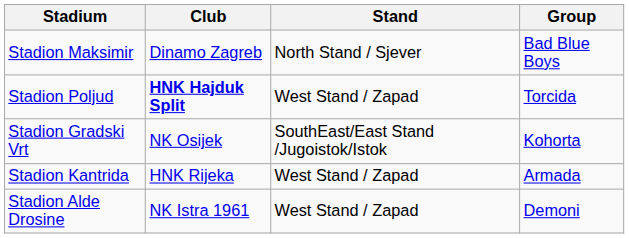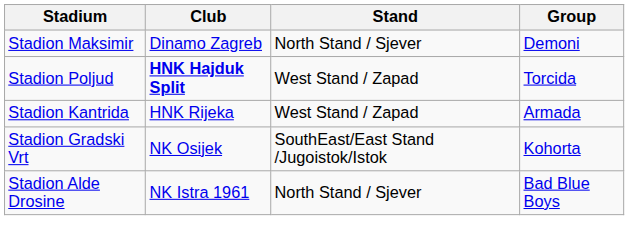(557, 52) Bad Blue Boys -> (552, 43) Demoni
rows swapped: (69, 176) <-> (66, 140)
(346, 211) West Stand / Zapad -> (348, 192) North Stand / Sjever
(552, 211) Demoni -> (557, 192) Bad Blue Boys
